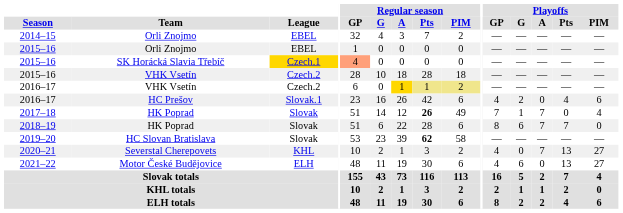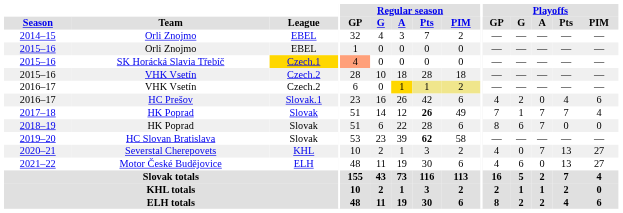(566, 112) 0 -> (566, 112) 7
(566, 125) 7 -> (566, 125) 0
